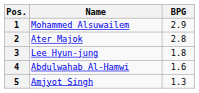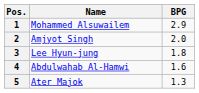(57, 39) Ater Majok -> (62, 39) Amjyot Singh
(179, 39) 2.8 -> (179, 39) 2.0
(62, 81) Amjyot Singh -> (57, 81) Ater Majok
